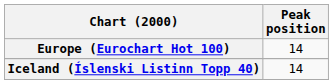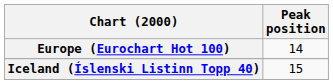(296, 69) 14 -> (296, 69) 15
